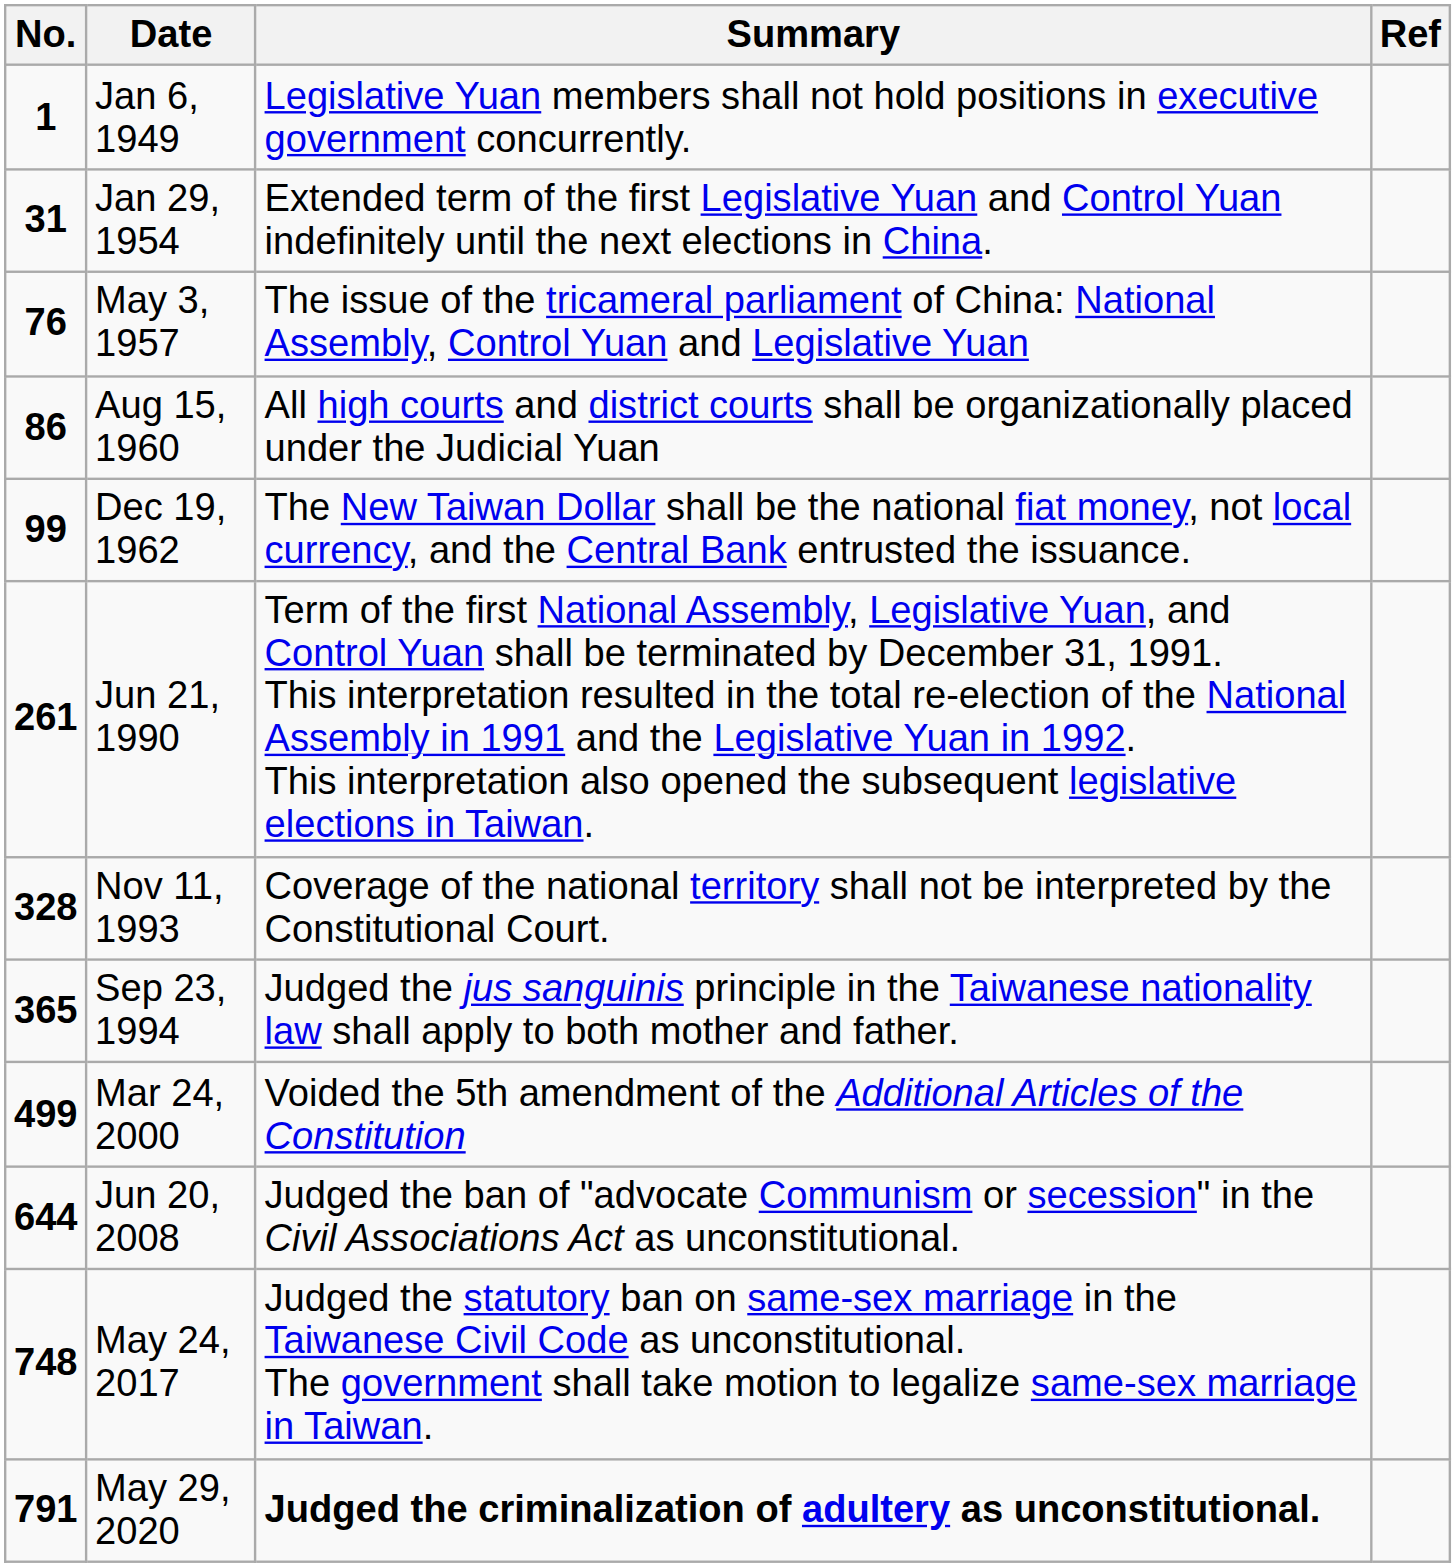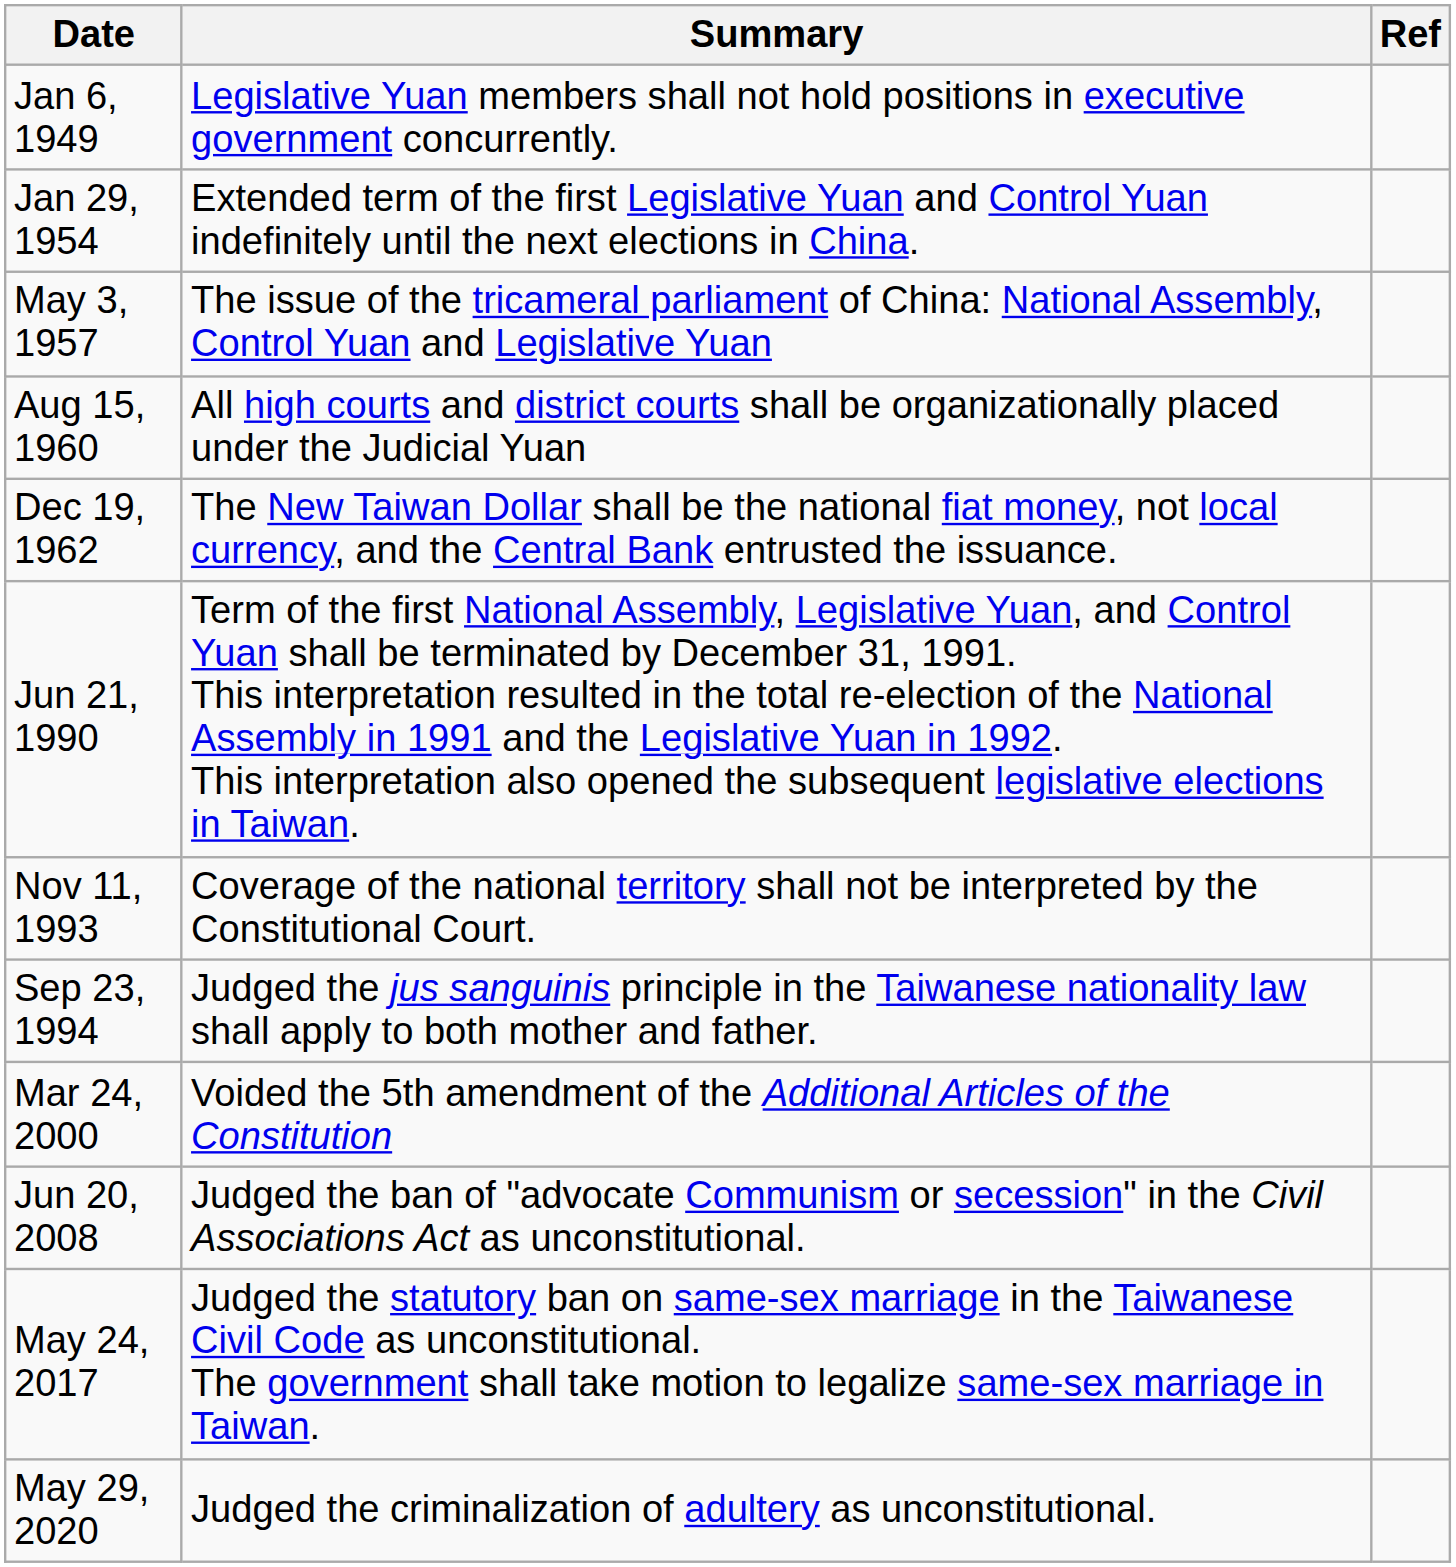- column: (46, 34)
(792, 1509) bold -> (674, 1509) normal
